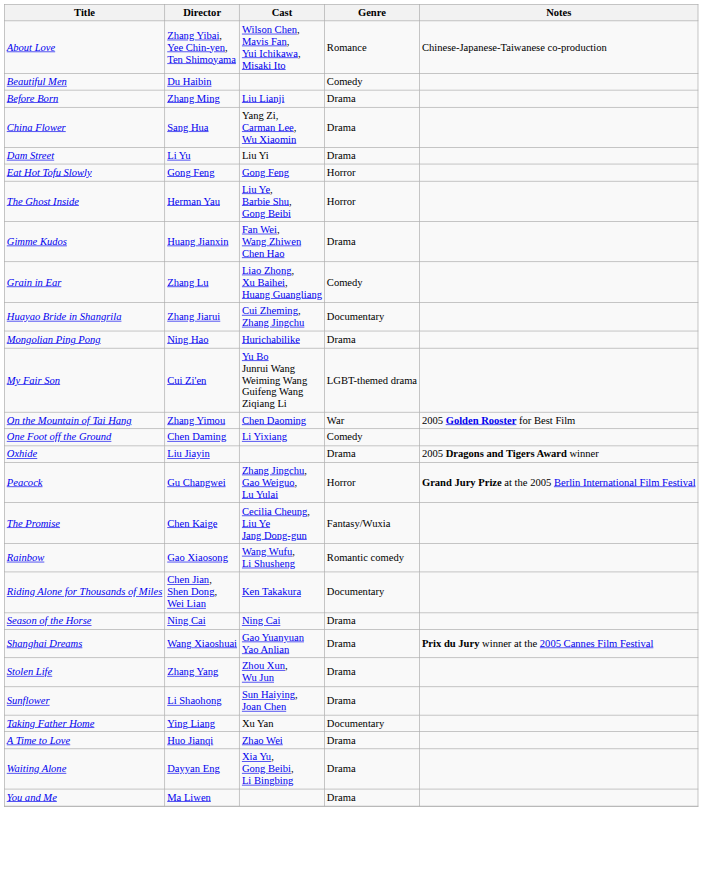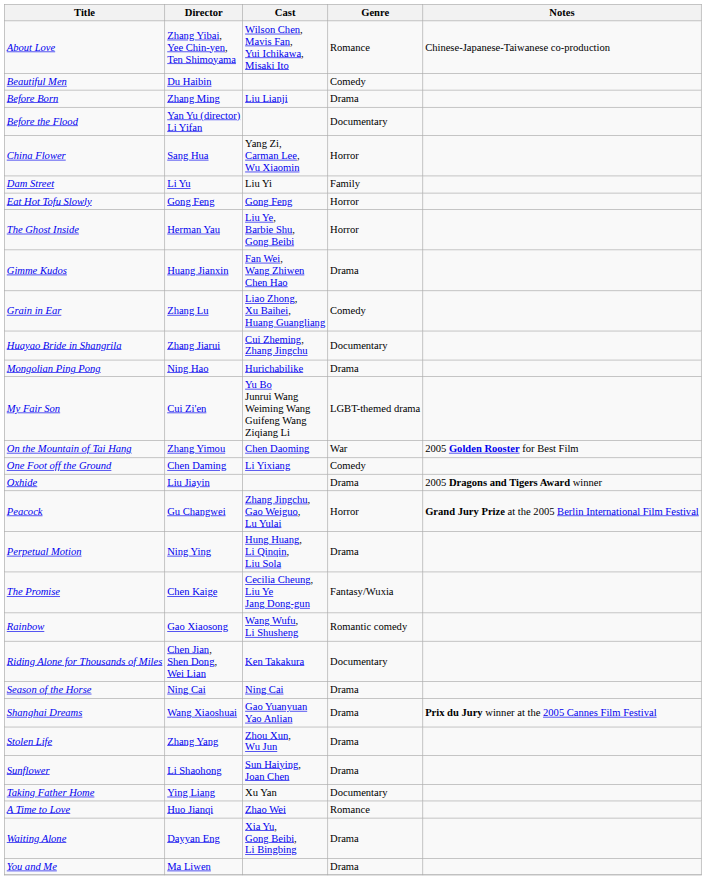+ row: (42, 121)
(341, 127) Drama -> (344, 156) Horror
(341, 156) Drama -> (345, 184) Family
+ row: (44, 551)
(341, 740) Drama -> (350, 809) Romance
